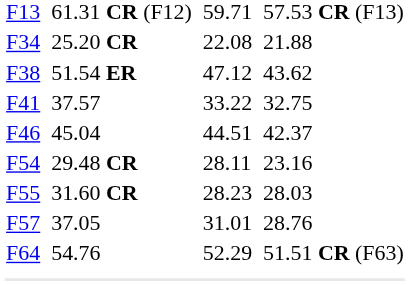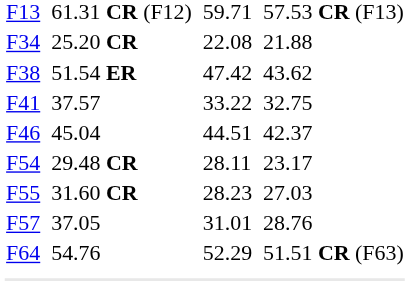(227, 72) 47.12 -> (227, 72) 47.42
(288, 162) 23.16 -> (288, 162) 23.17
(288, 193) 28.03 -> (288, 193) 27.03
